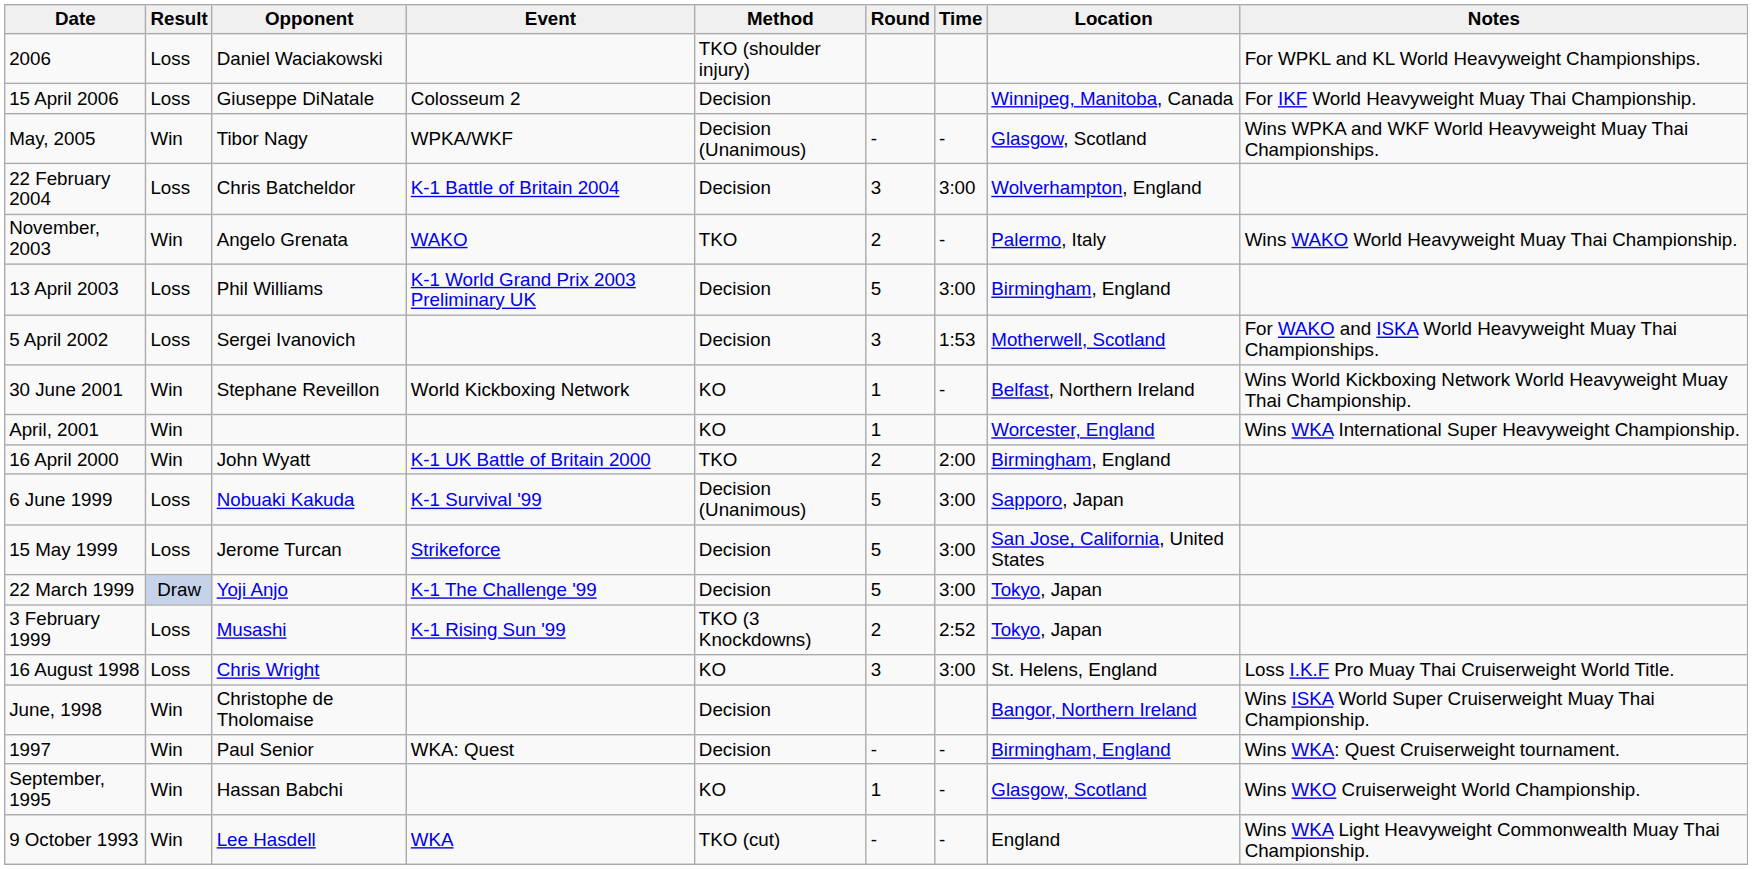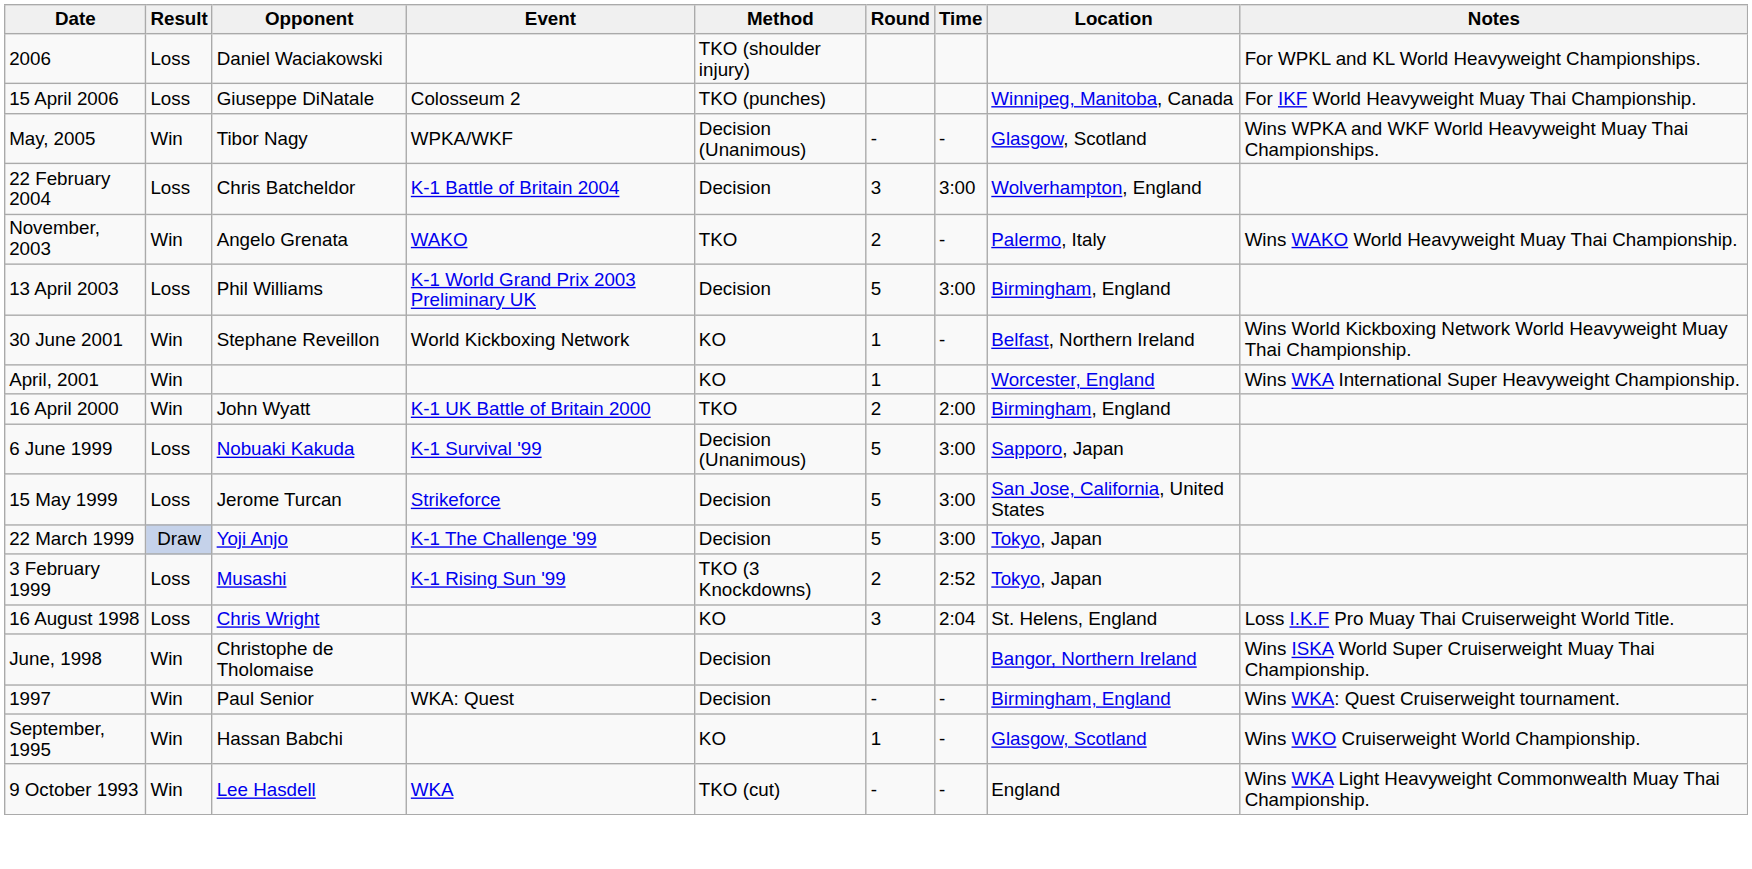(735, 99) Decision -> (762, 99) TKO (punches)
- row: (59, 340)
(957, 670) 3:00 -> (957, 619) 2:04
